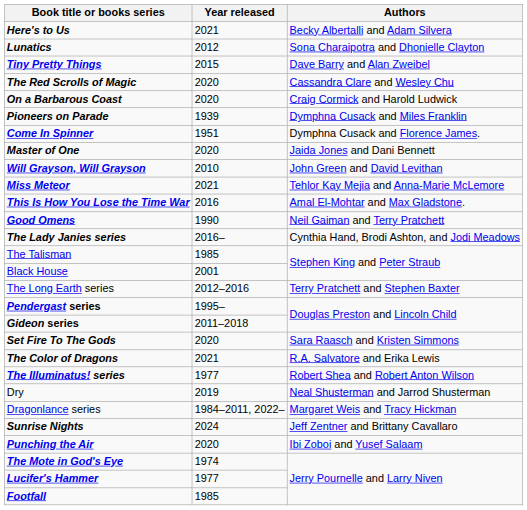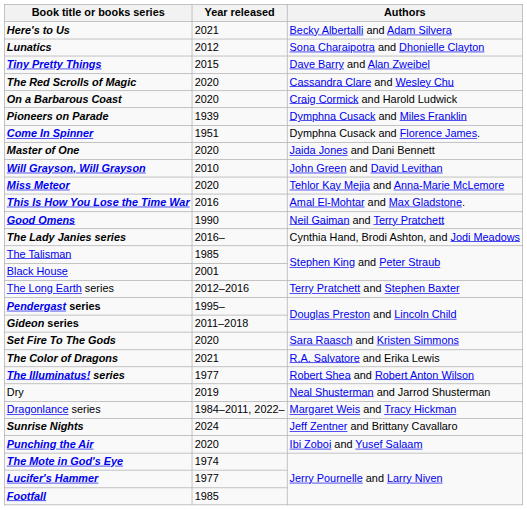(207, 185) 2021 -> (207, 185) 2020
